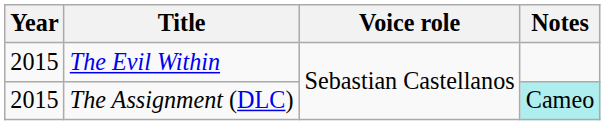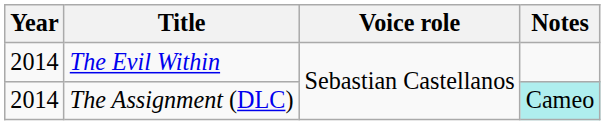(34, 61) 2015 -> (34, 61) 2014
(34, 100) 2015 -> (34, 100) 2014
